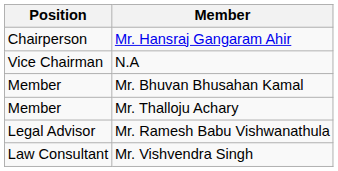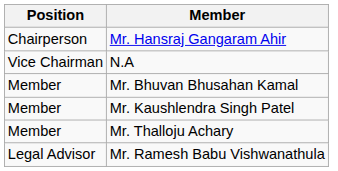+ row: (202, 108)
- row: (184, 154)
